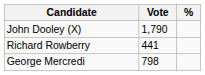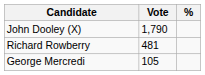(150, 45) 441 -> (150, 45) 481
(150, 62) 798 -> (150, 62) 105
